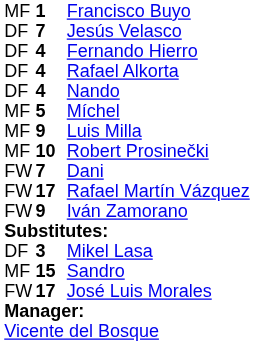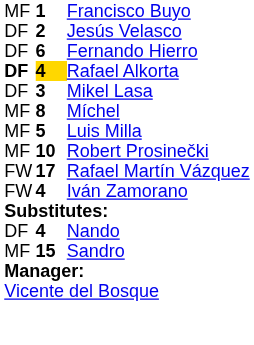(41, 31) 7 -> (41, 31) 2
(41, 51) 4 -> (41, 51) 6
(16, 71) normal -> (16, 71) bold
(41, 71) no background -> (41, 71) gold background
rows swapped: (110, 251) <-> (93, 91)
(41, 111) 5 -> (41, 111) 8
(41, 131) 9 -> (41, 131) 5
- row: (85, 171)
(41, 211) 9 -> (41, 191) 4
- row: (139, 291)
